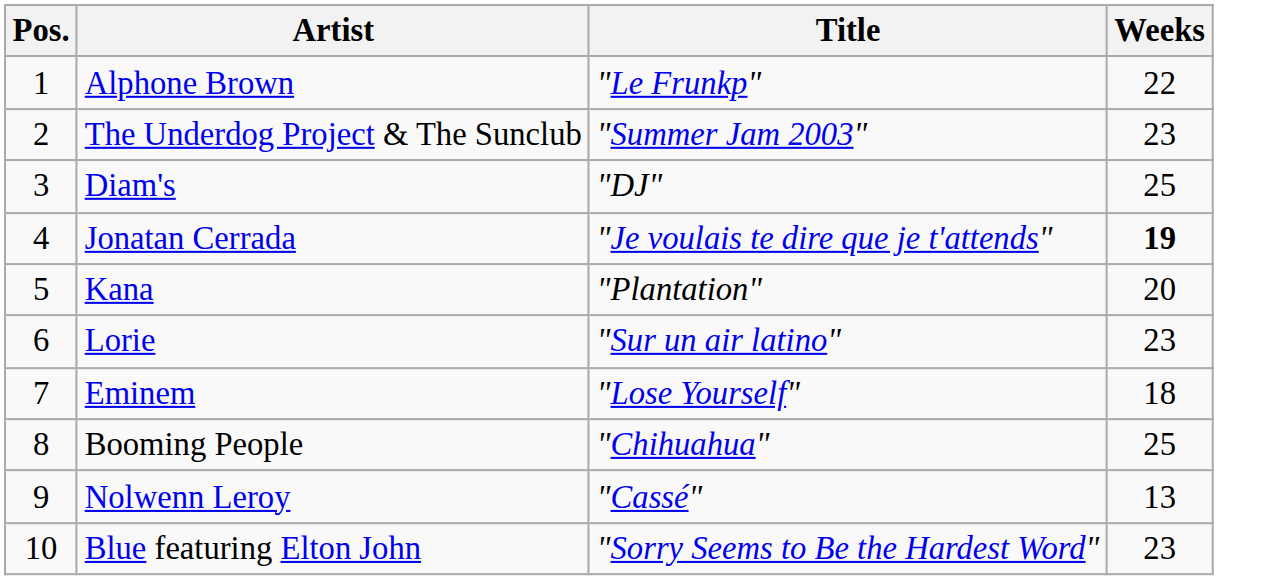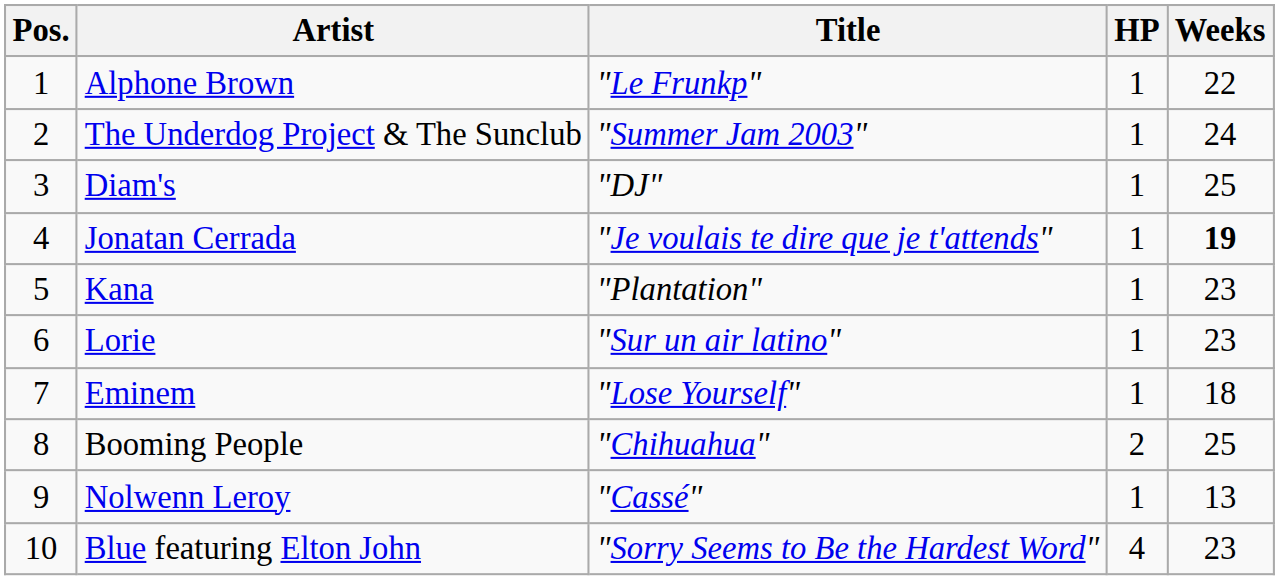+ column: (1137, 30)
(1160, 133) 23 -> (1220, 133) 24
(1160, 289) 20 -> (1220, 289) 23
